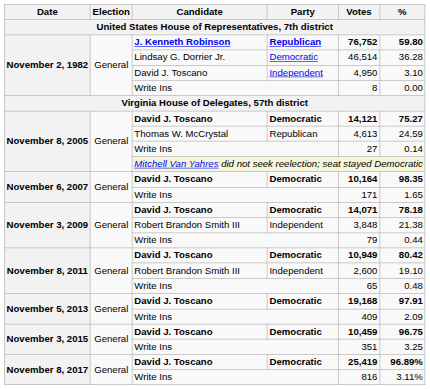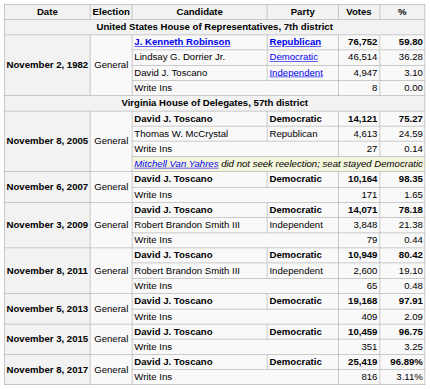(365, 73) 4,950 -> (365, 73) 4,947
